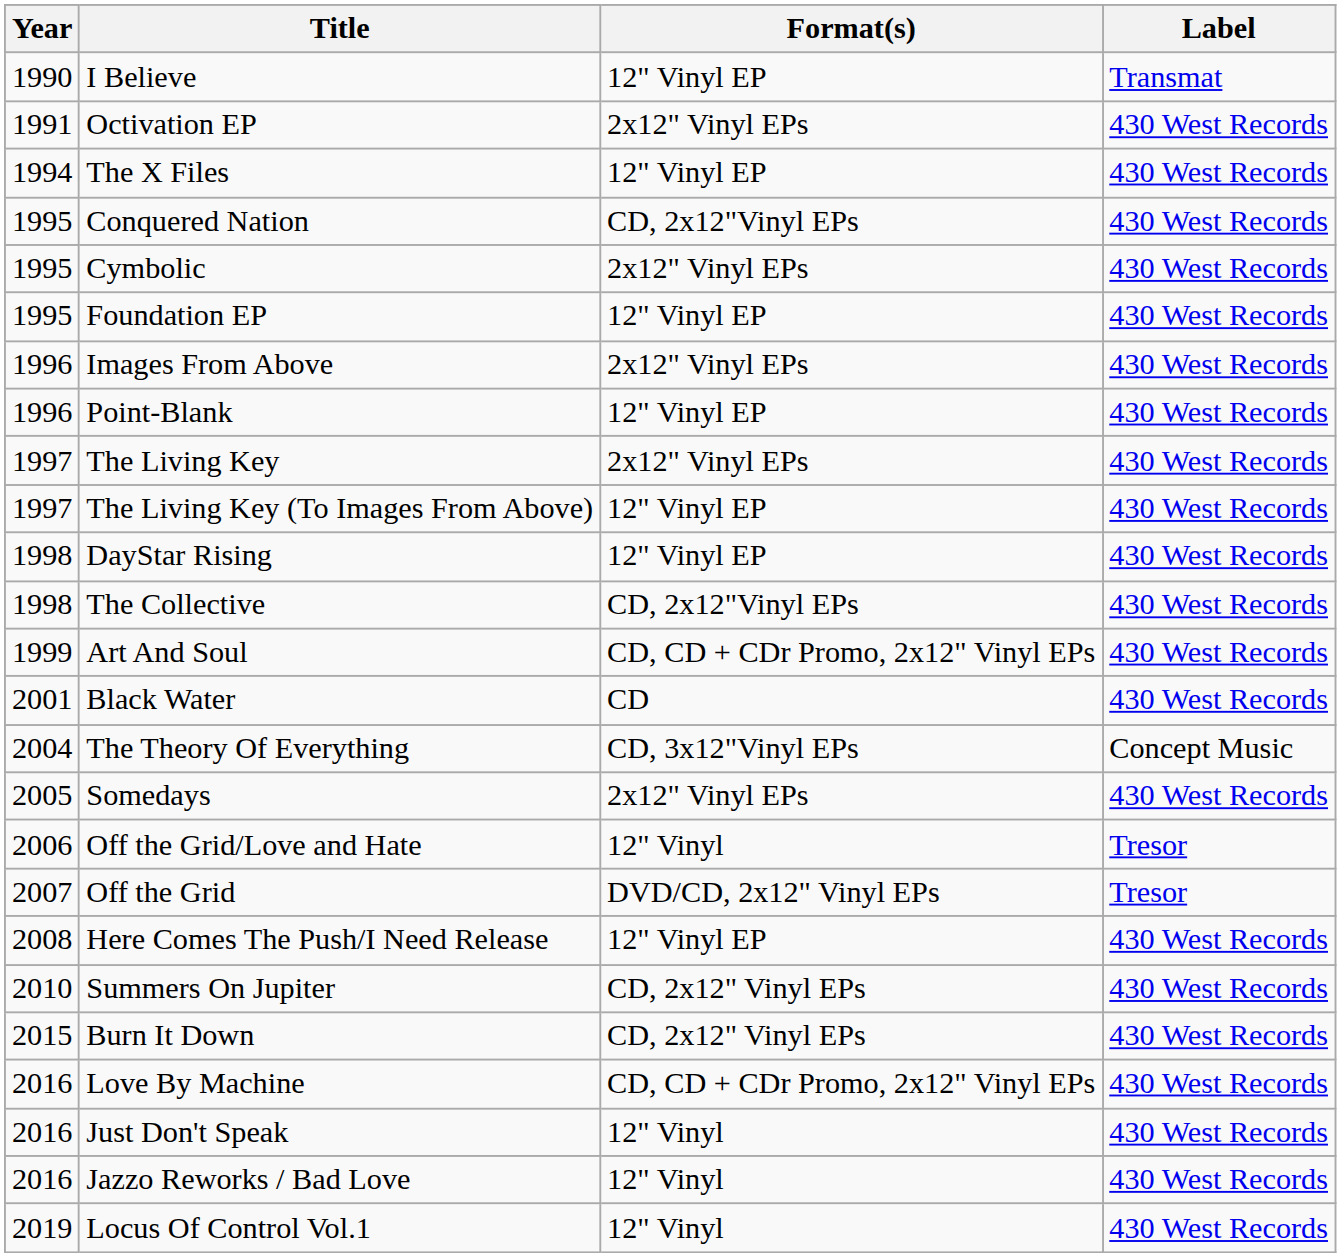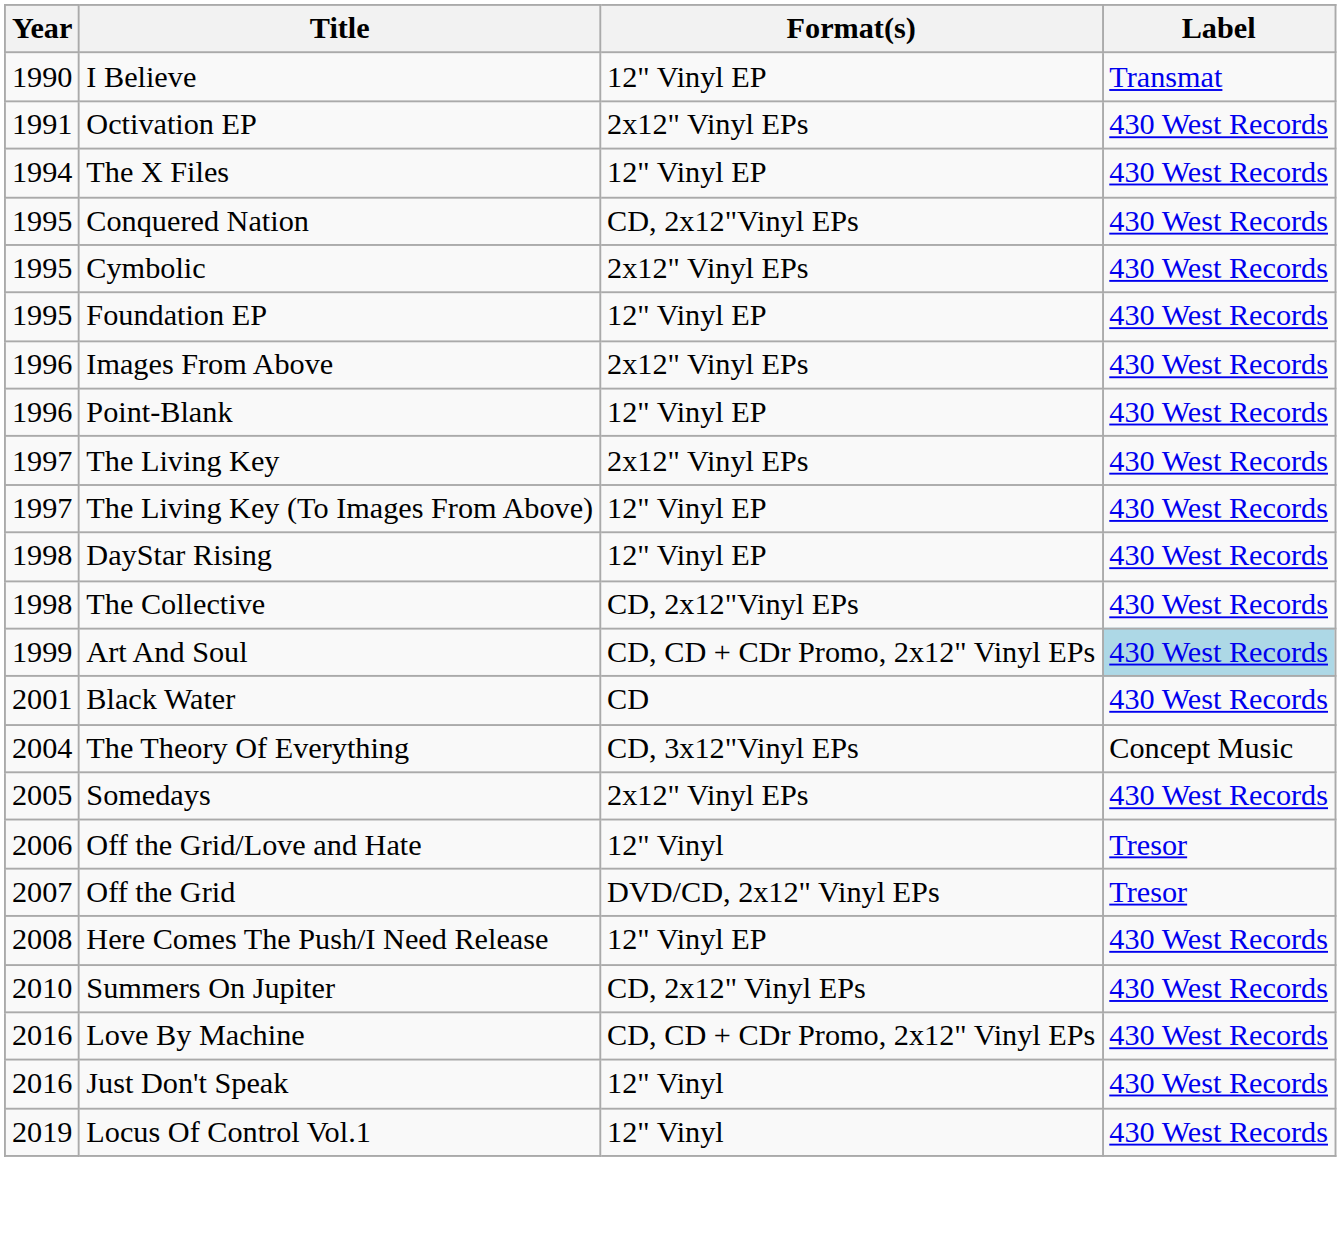(1219, 651) no background -> (1219, 651) lightblue background
- row: (170, 1035)
- row: (248, 1179)
